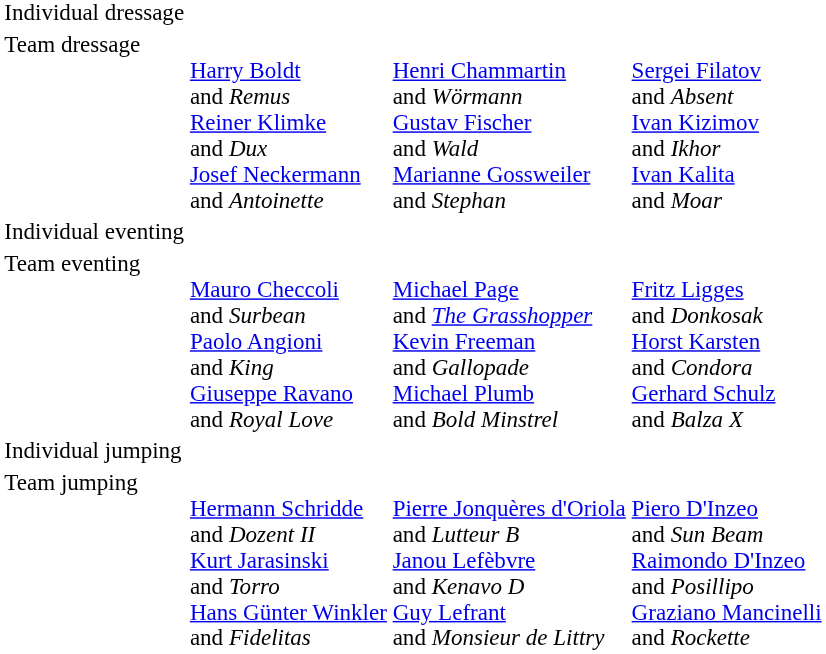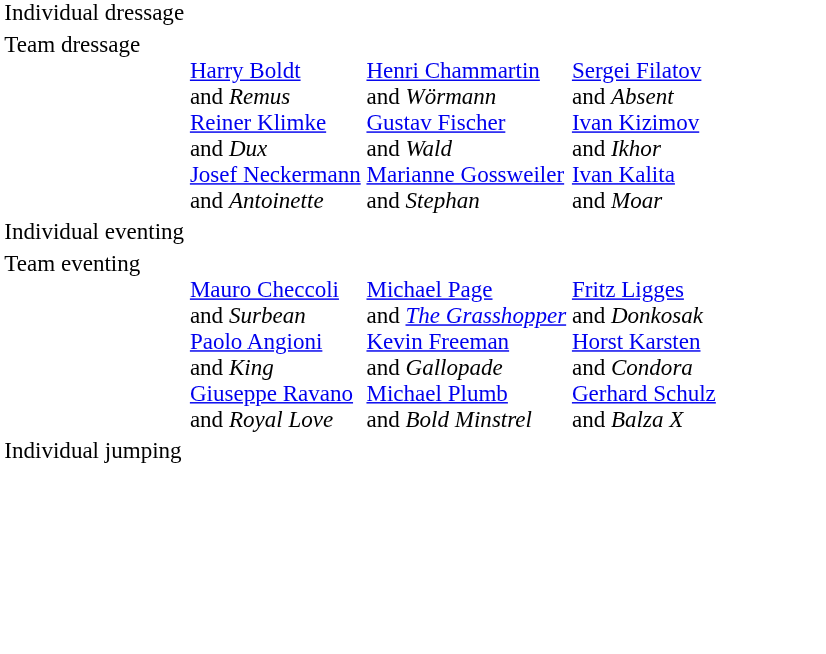- row: (71, 482)
